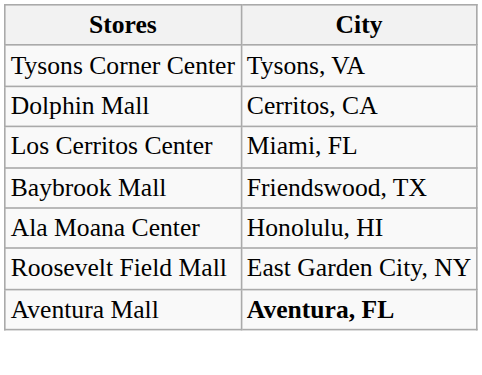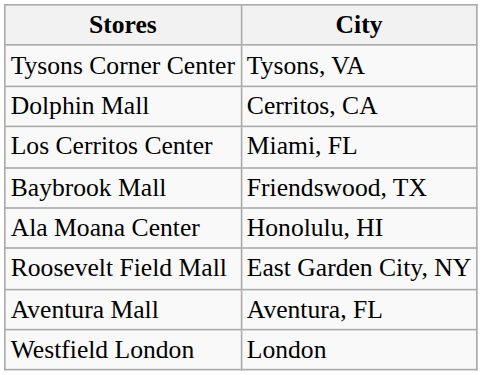(321, 308) bold -> (315, 308) normal
+ row: (102, 349)
